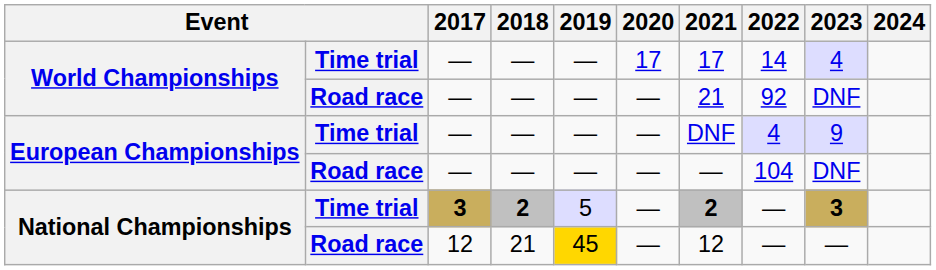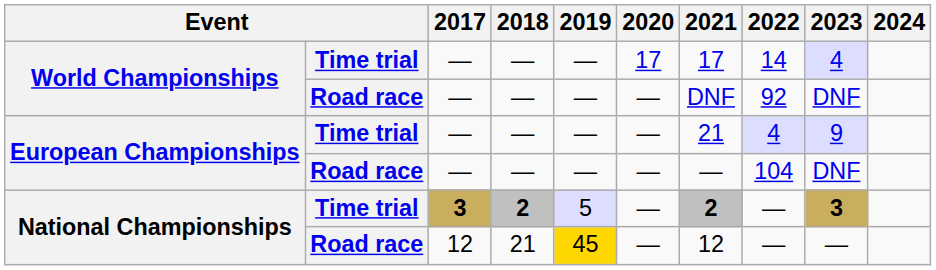(711, 97) 21 -> (711, 97) DNF
(711, 134) DNF -> (711, 134) 21
